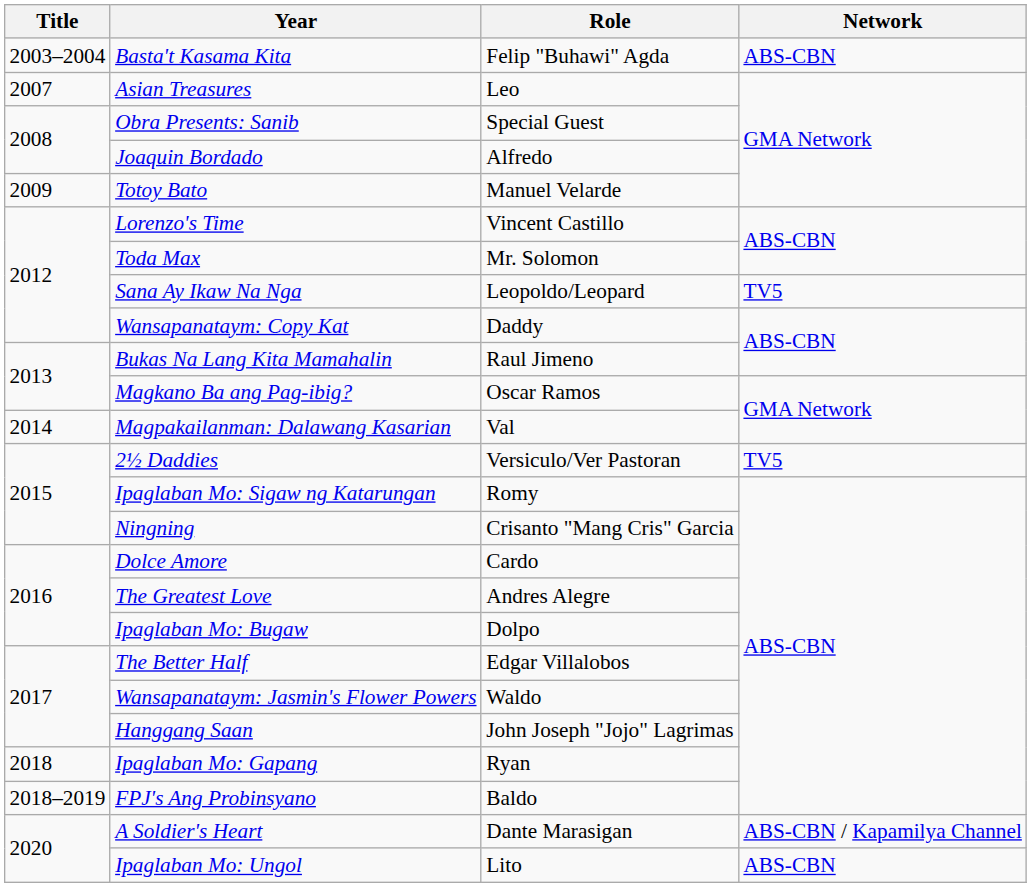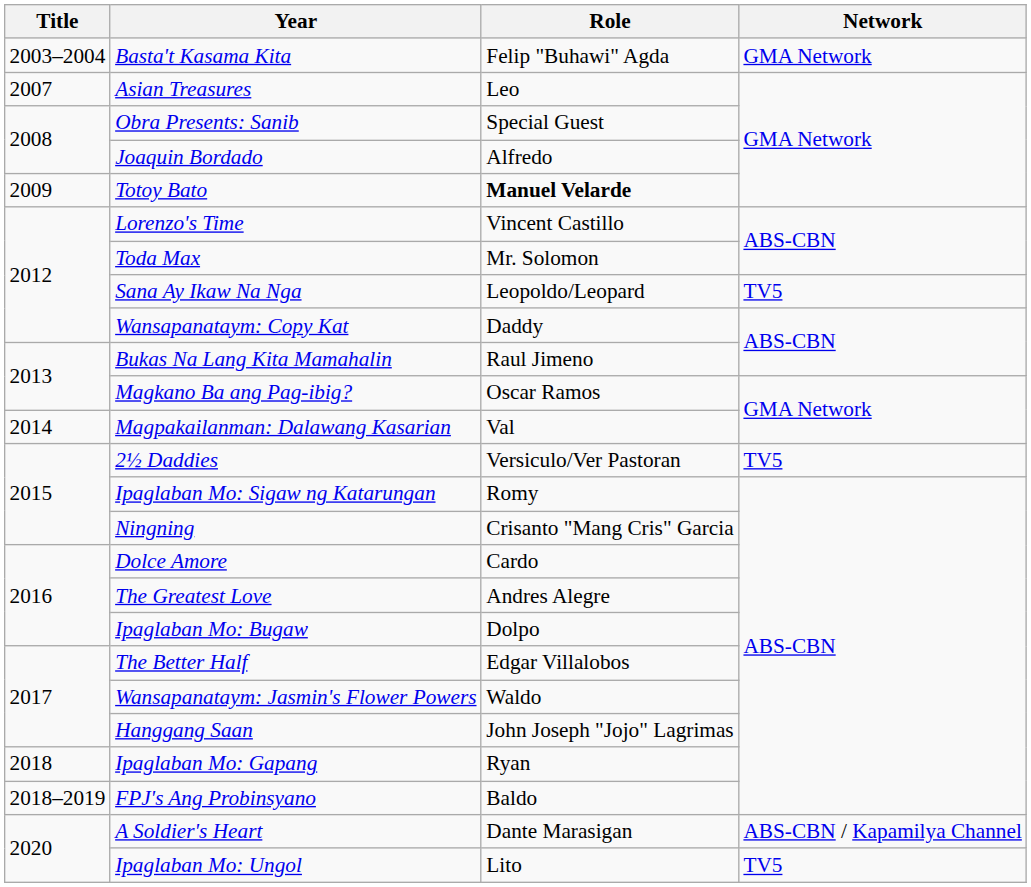(790, 55) ABS-CBN -> (808, 55) GMA Network
(554, 190) normal -> (559, 190) bold
(790, 865) ABS-CBN -> (763, 865) TV5
